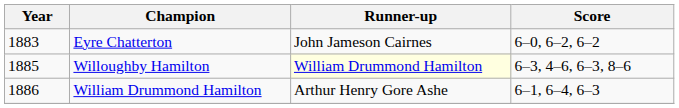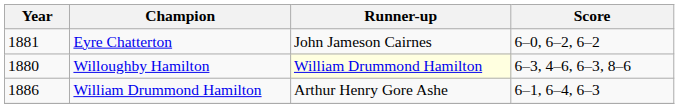(24, 41) 1883 -> (24, 41) 1881
(24, 66) 1885 -> (24, 66) 1880
